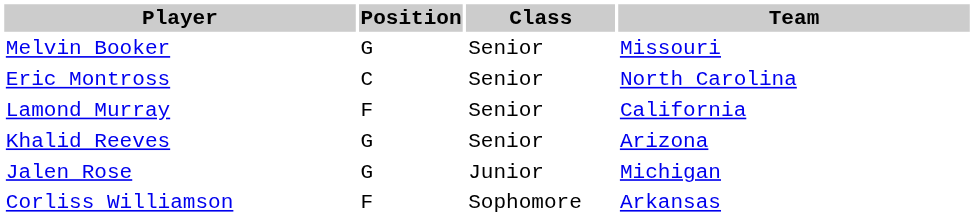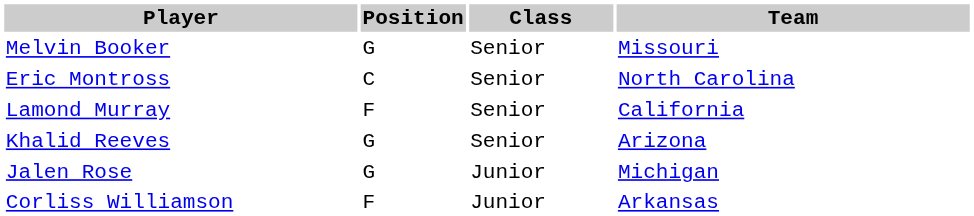(525, 203) Sophomore -> (508, 203) Junior
